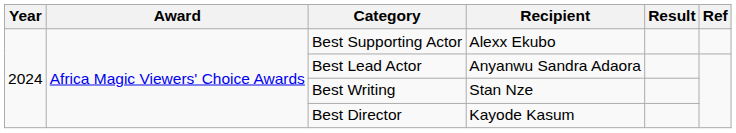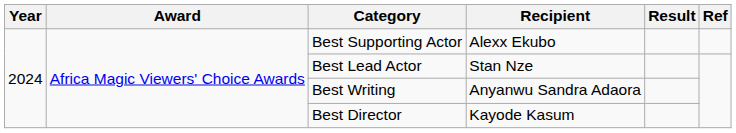(555, 66) Anyanwu Sandra Adaora -> (501, 66) Stan Nze
(501, 90) Stan Nze -> (555, 90) Anyanwu Sandra Adaora
